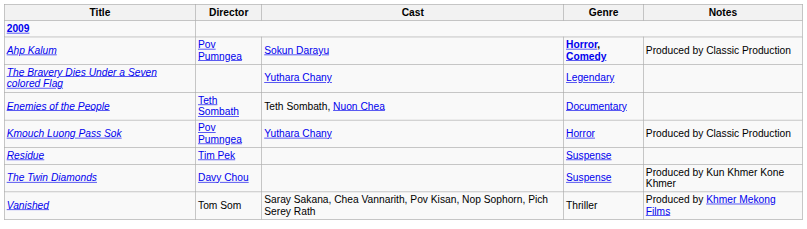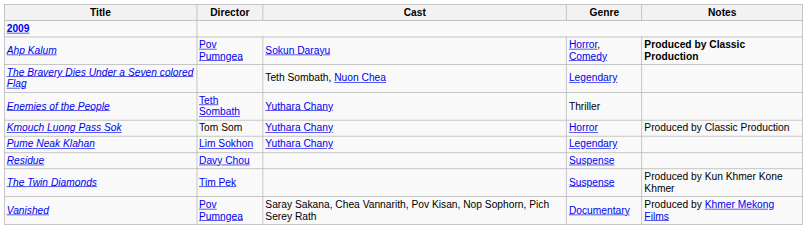(586, 50) bold -> (588, 50) normal
(718, 50) normal -> (695, 50) bold
(298, 78) Yuthara Chany -> (326, 78) Teth Sombath, Nuon Chea
(325, 106) Teth Sombath, Nuon Chea -> (299, 106) Yuthara Chany
(596, 106) Documentary -> (585, 106) Thriller
(220, 134) Pov Pumngea -> (221, 128) Tom Som
+ row: (51, 144)
(217, 156) Tim Pek -> (224, 160) Davy Chou
(223, 178) Davy Chou -> (218, 182) Tim Pek
(220, 205) Tom Som -> (221, 210) Pov Pumngea
(582, 205) Thriller -> (599, 210) Documentary
